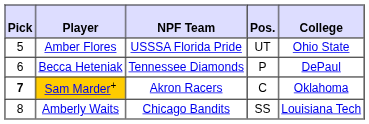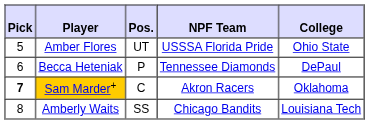columns swapped: (263, 28) <-> (186, 28)
